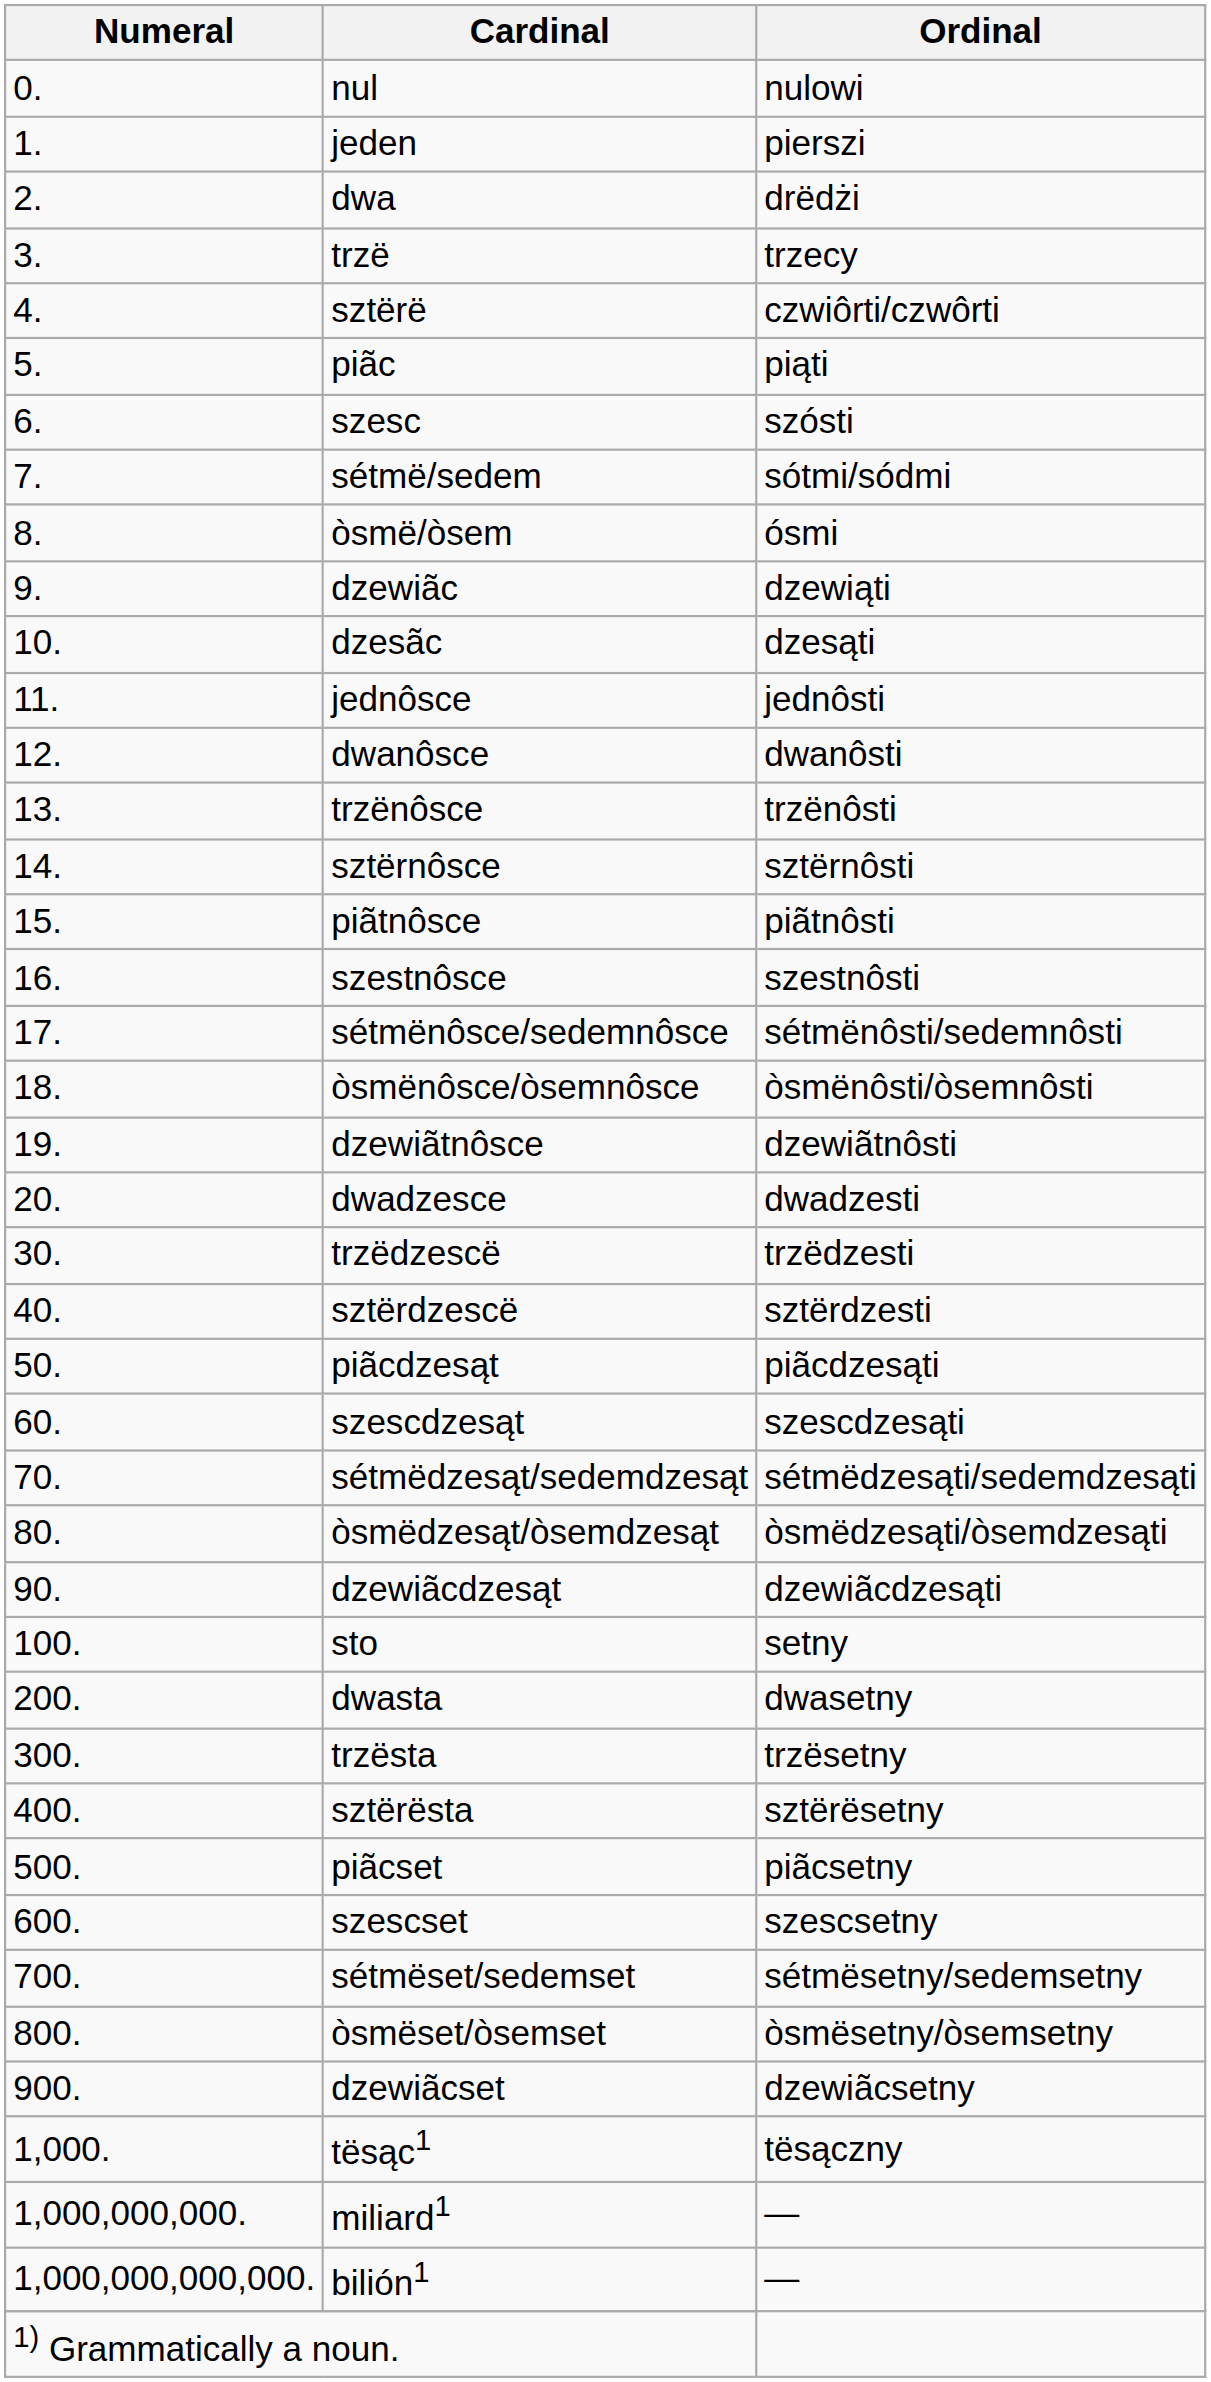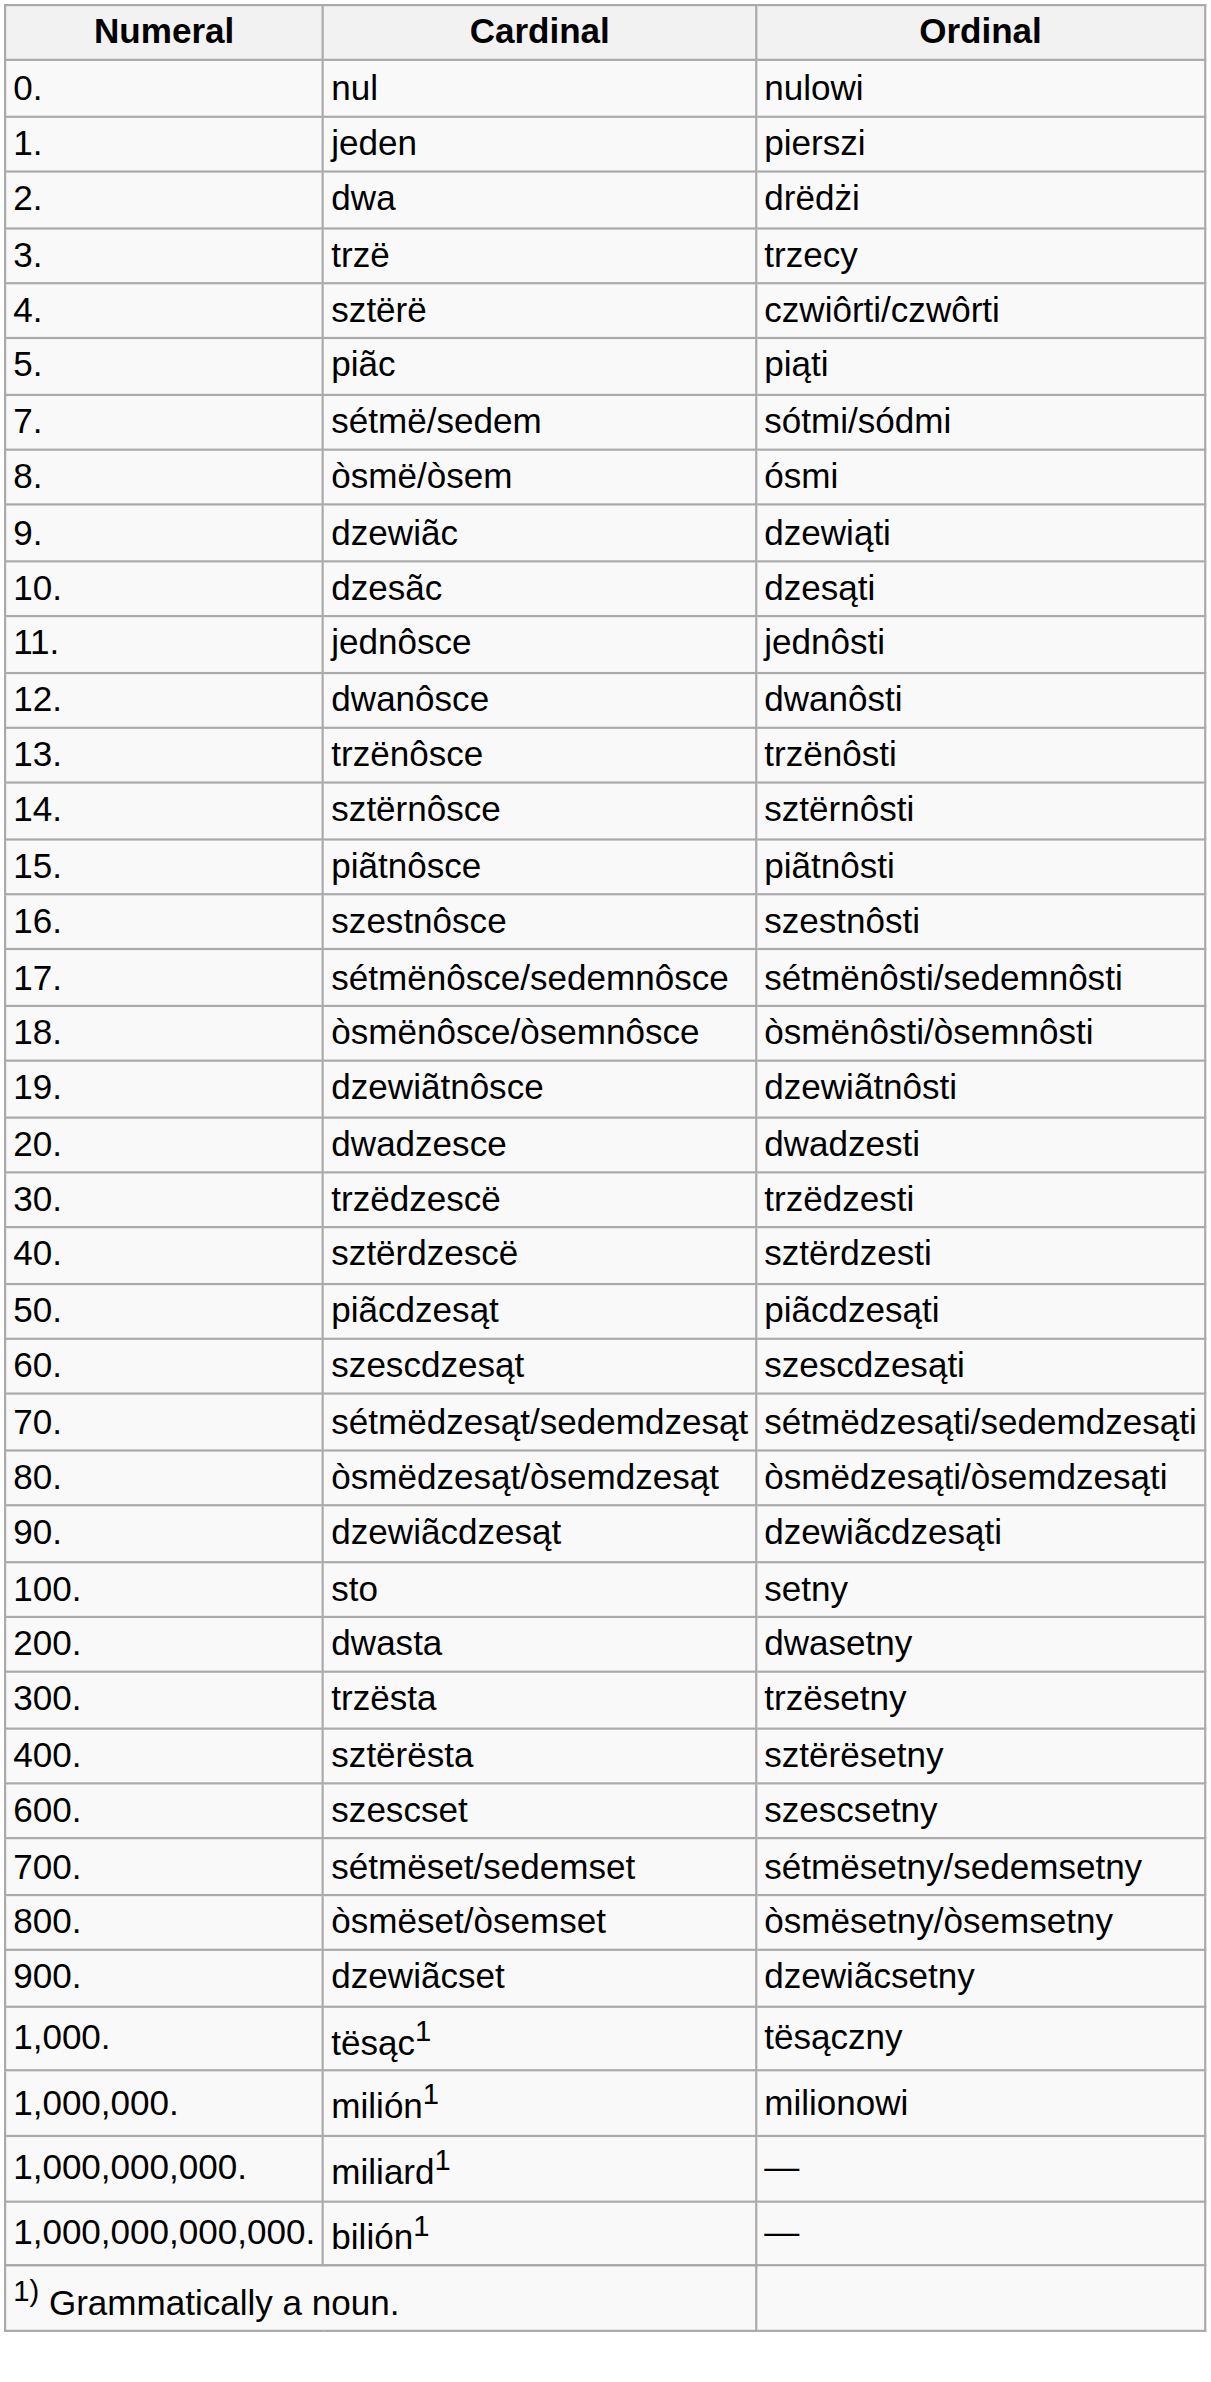- row: (376, 421)
- row: (387, 1866)
+ row: (385, 2102)
